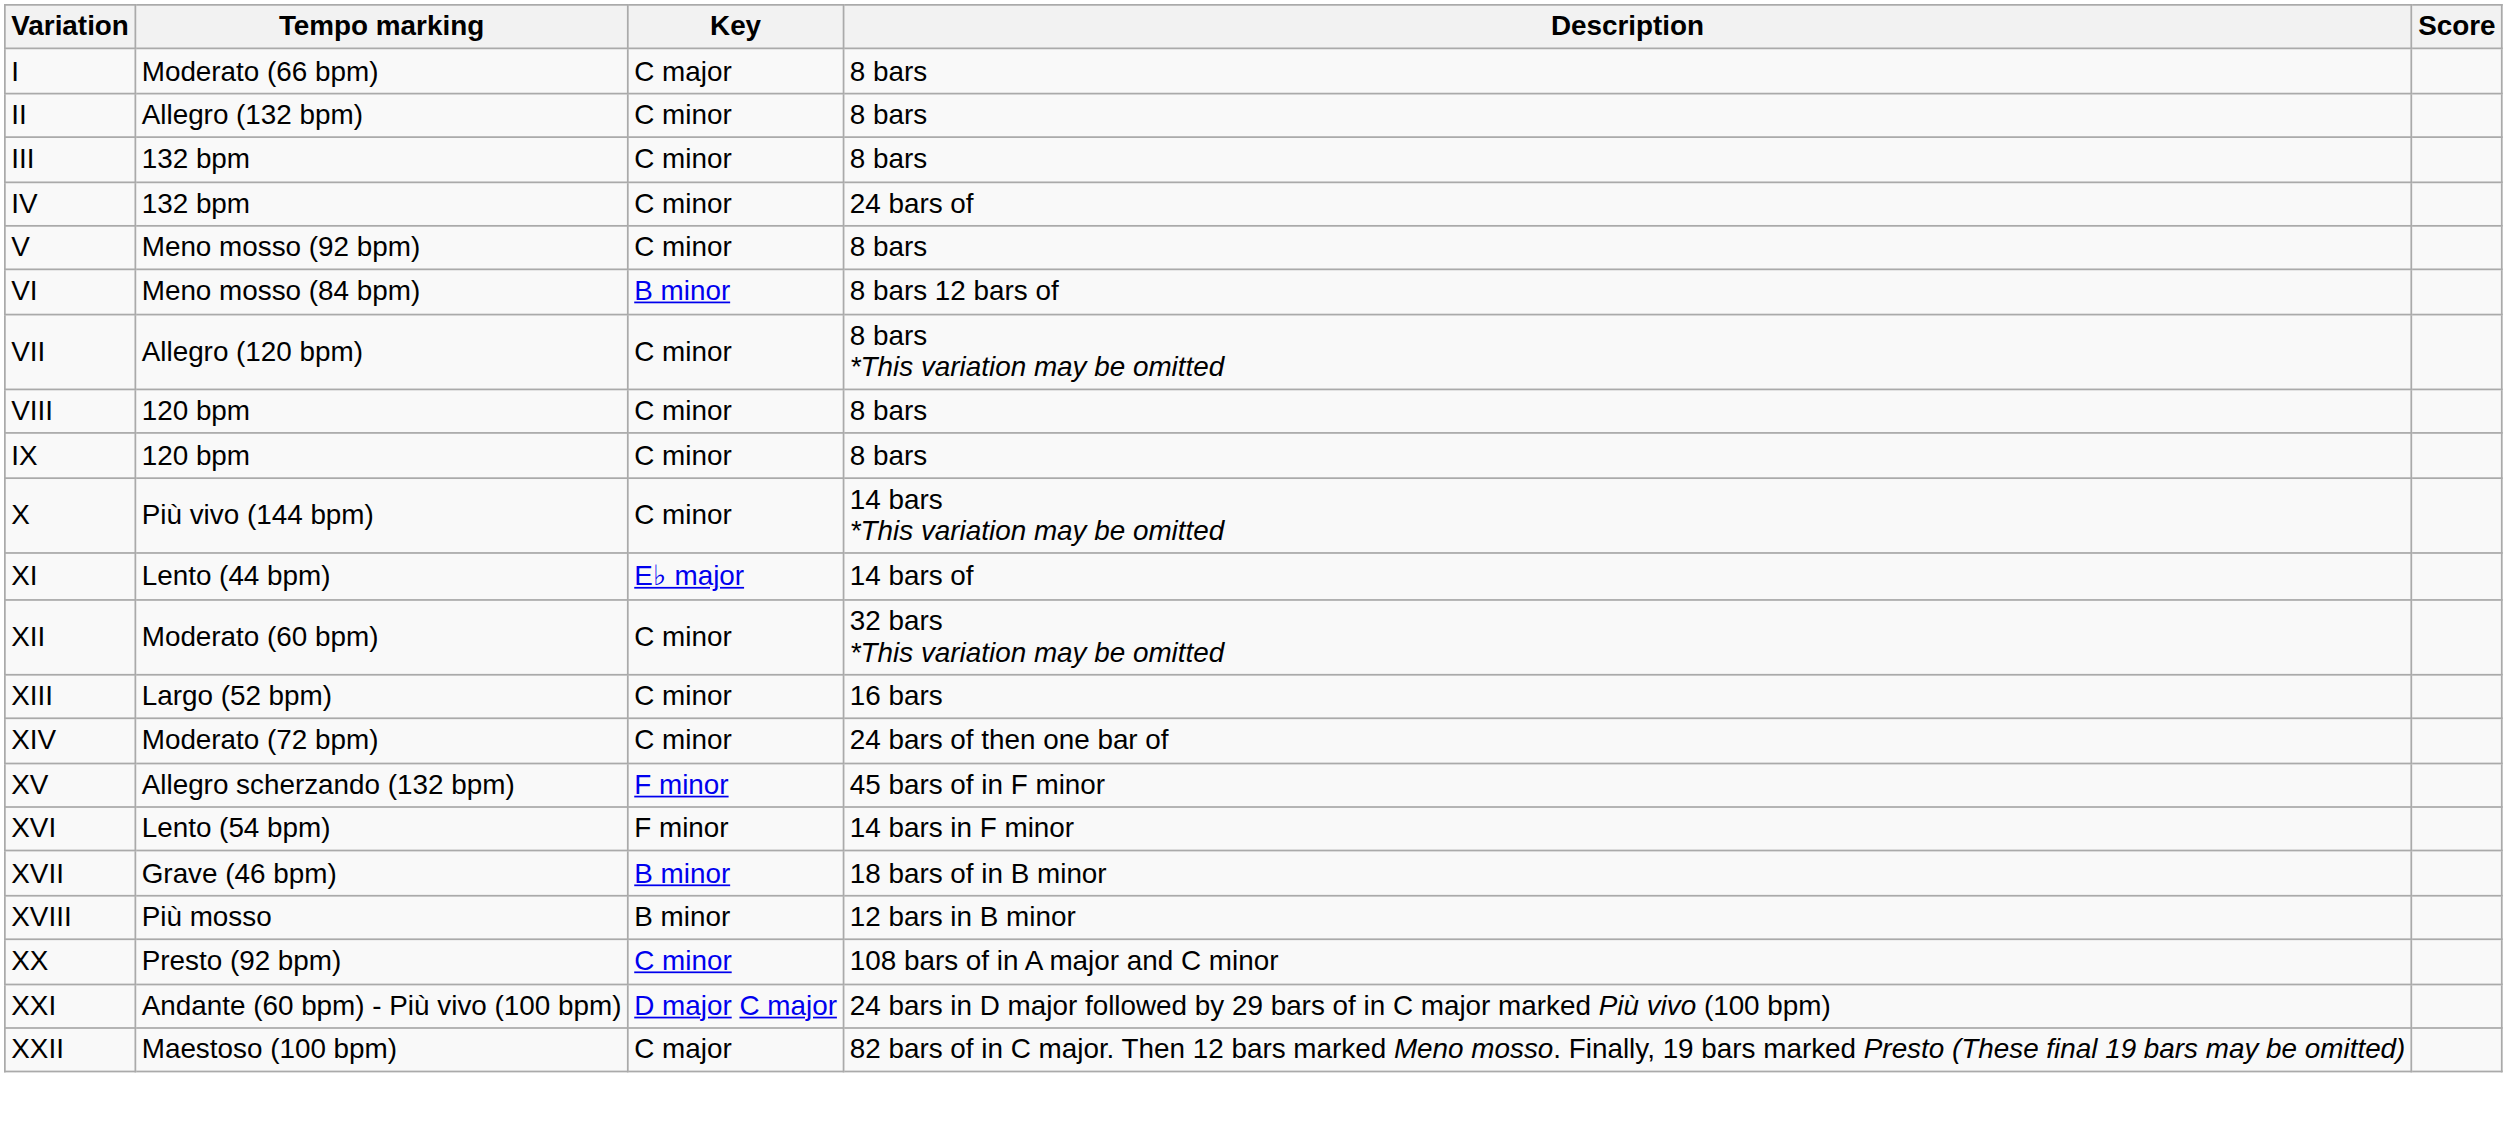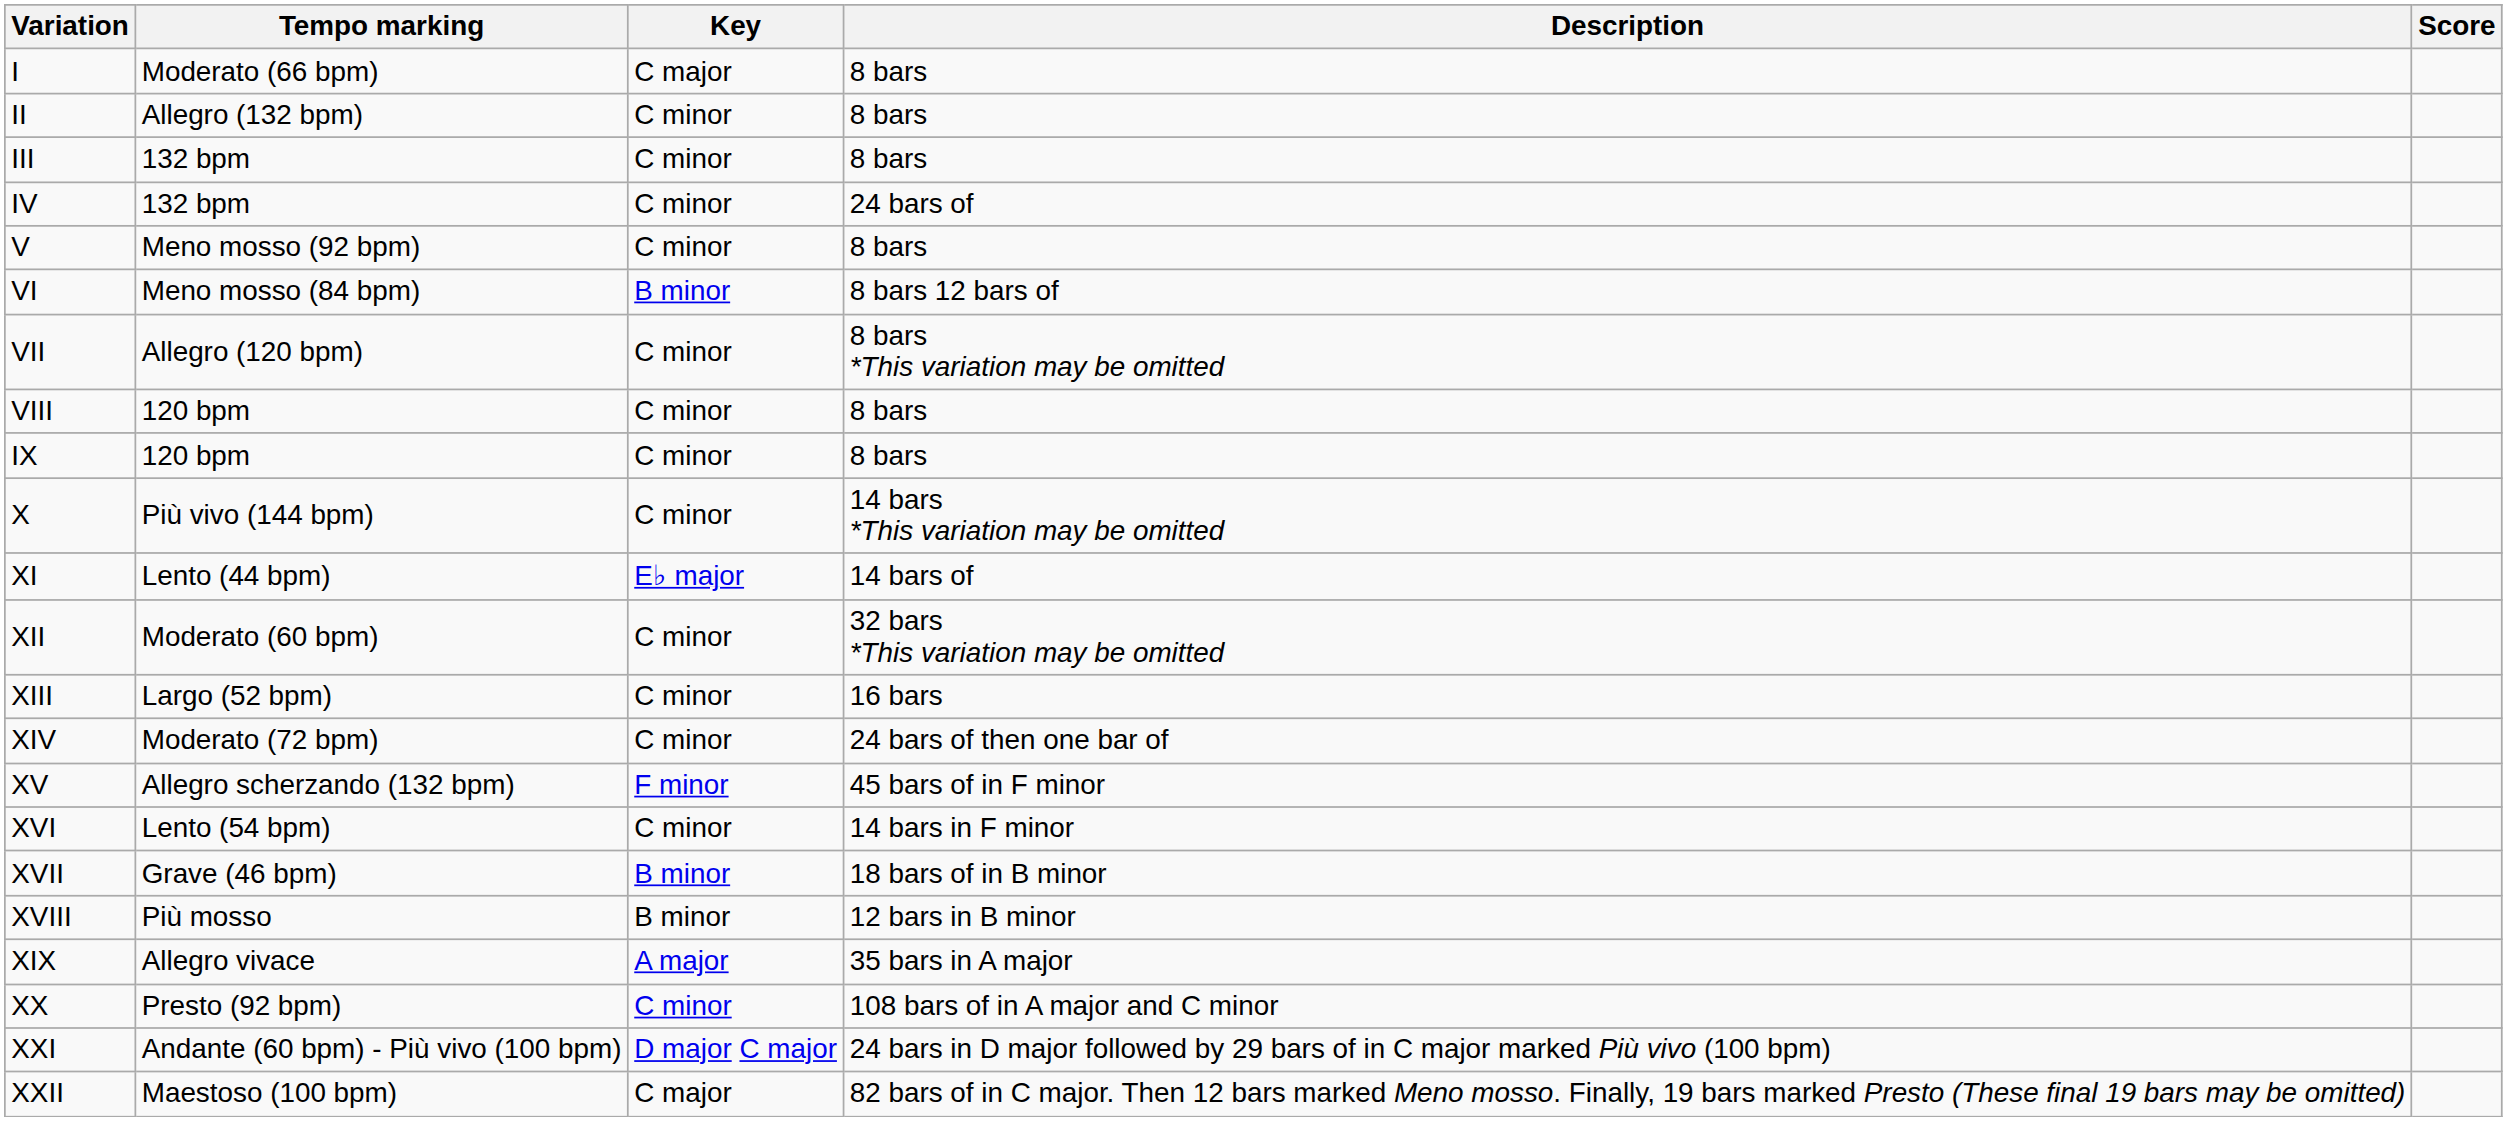(681, 828) F minor -> (683, 828) C minor
+ row: (34, 961)
